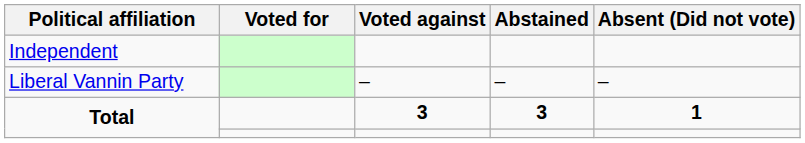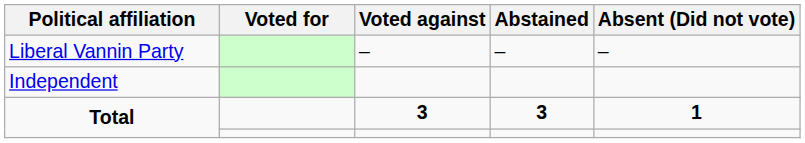rows swapped: (63, 50) <-> (96, 81)
